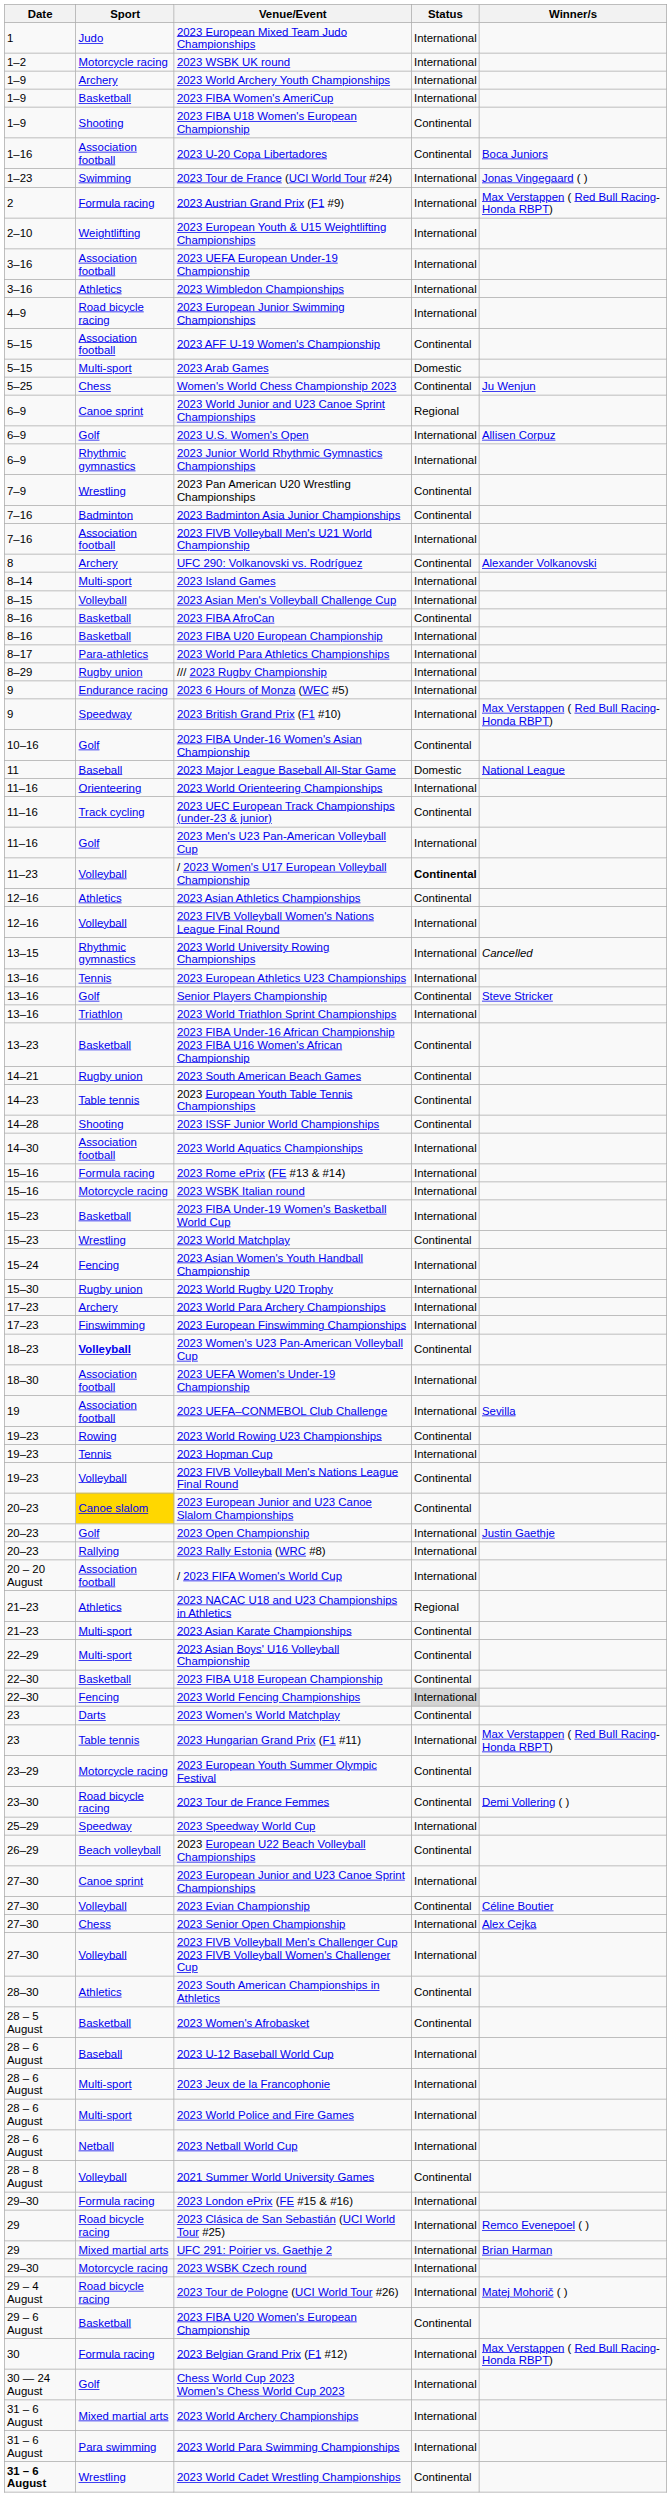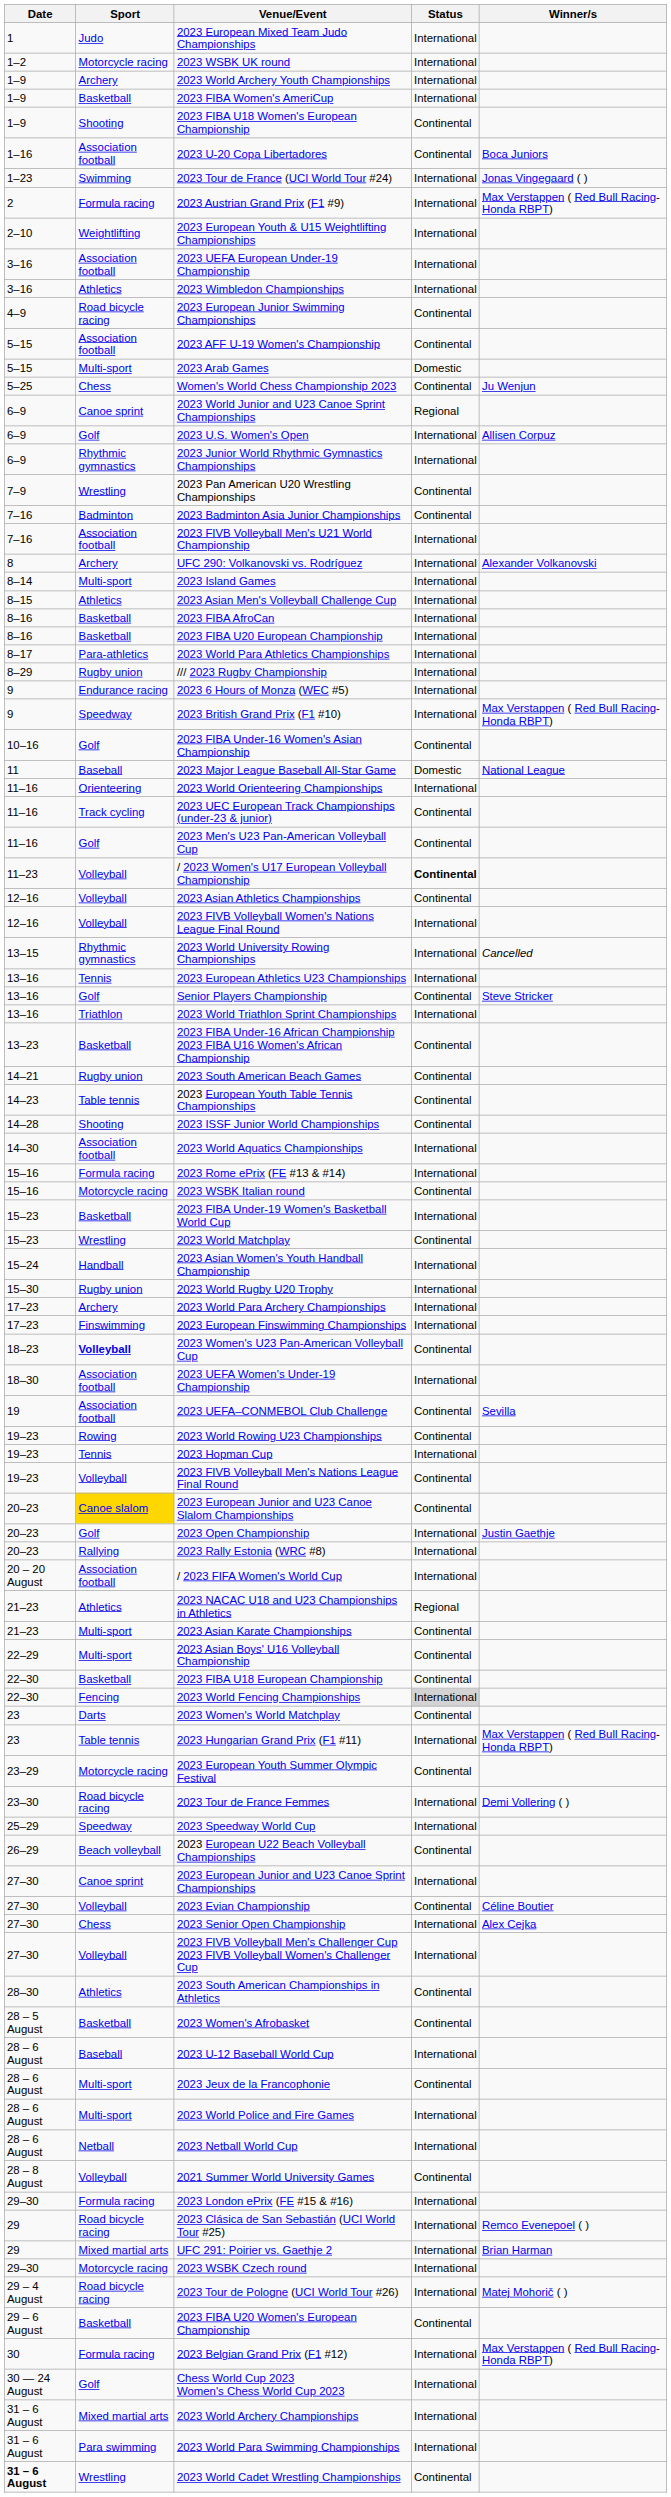(445, 313) International -> (443, 313) Continental
(443, 564) Continental -> (445, 564) International
(103, 600) Volleyball -> (100, 600) Athletics
(443, 618) Continental -> (445, 618) International
(445, 843) International -> (443, 843) Continental
(100, 898) Athletics -> (103, 898) Volleyball
(445, 1191) International -> (443, 1191) Continental
(99, 1264) Fencing -> (101, 1264) Handball
(445, 1411) International -> (443, 1411) Continental
(443, 1802) Continental -> (445, 1802) International
(445, 2084) International -> (443, 2084) Continental
